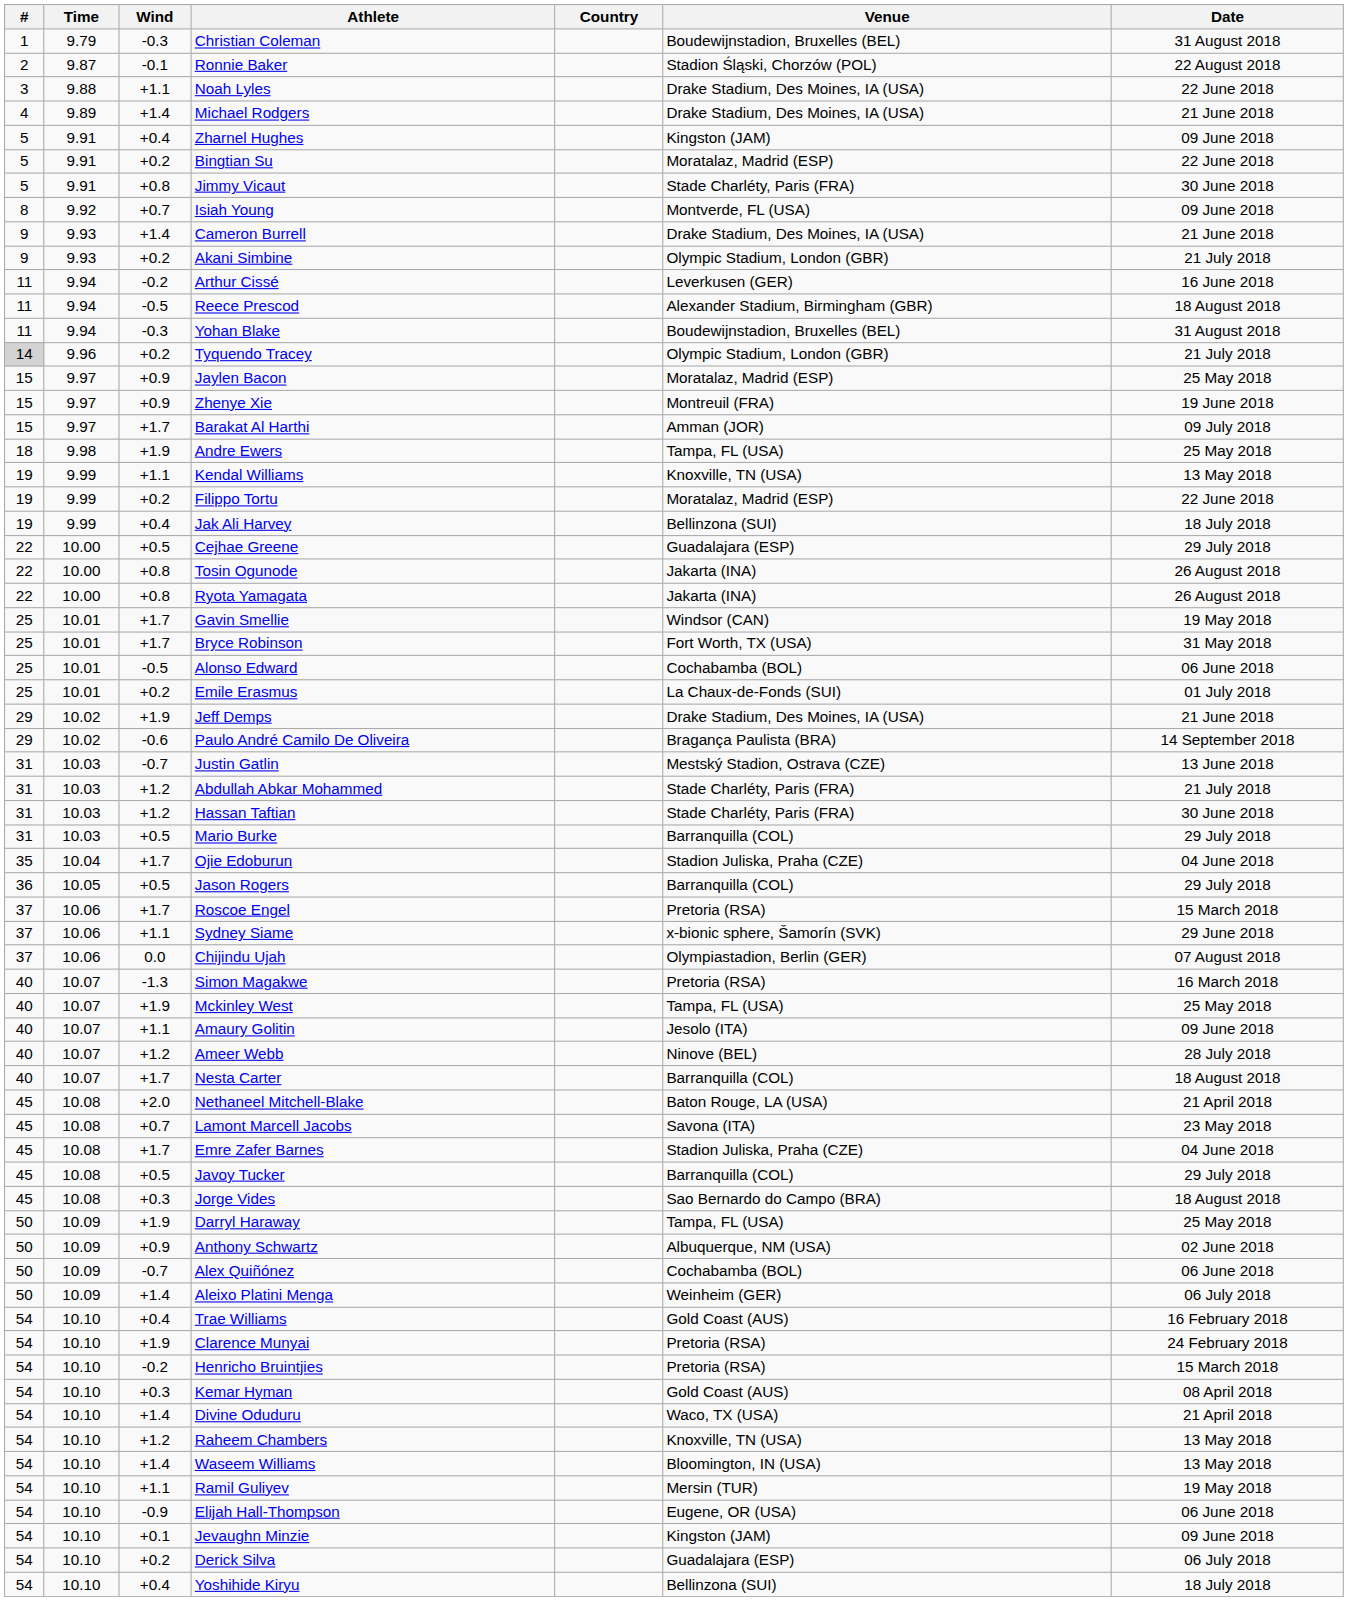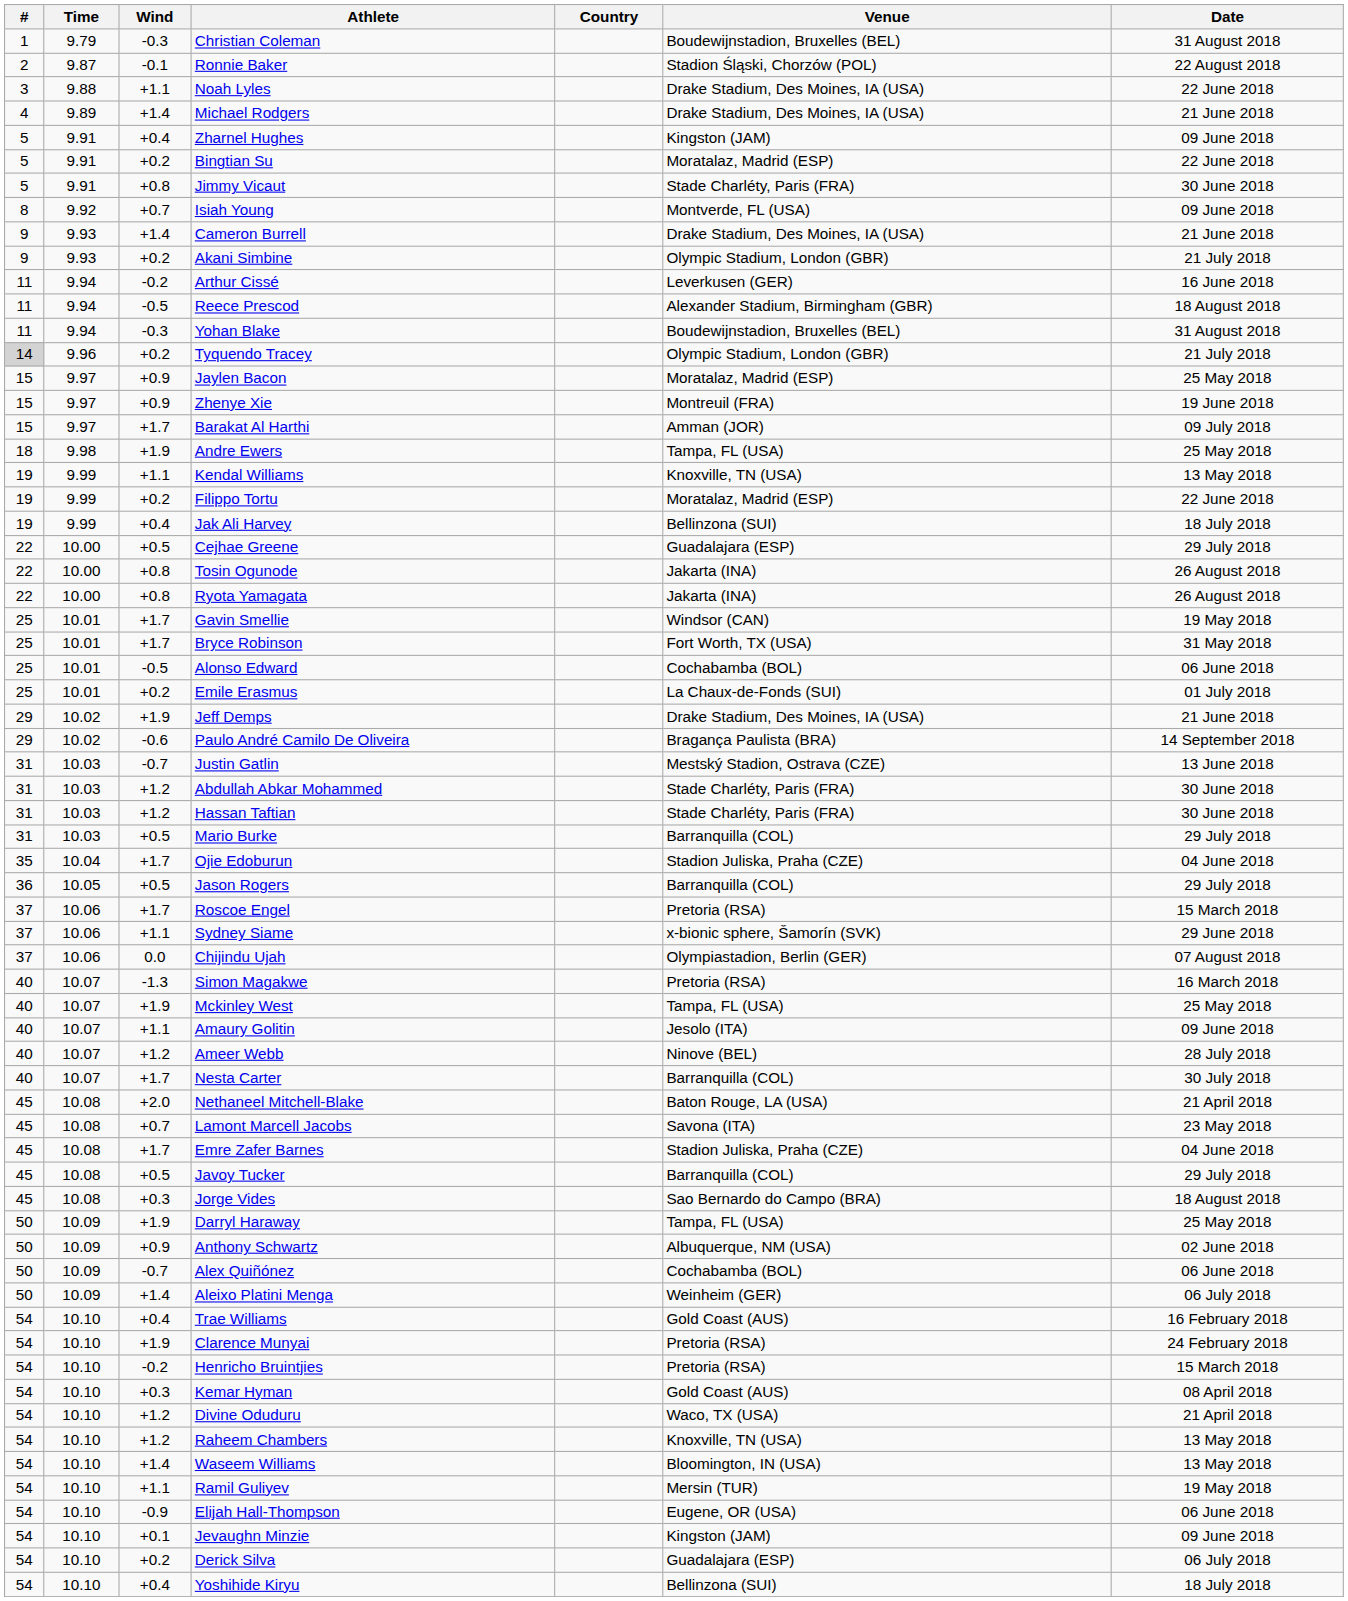(1227, 789) 21 July 2018 -> (1227, 789) 30 June 2018
(1227, 1078) 18 August 2018 -> (1227, 1078) 30 July 2018
(155, 1416) +1.4 -> (155, 1416) +1.2
